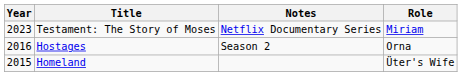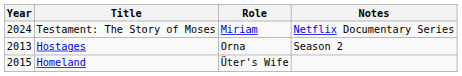columns swapped: (420, 13) <-> (301, 13)
(19, 30) 2023 -> (19, 30) 2024
(19, 46) 2016 -> (19, 46) 2013
